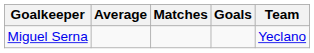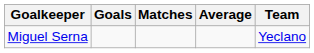columns swapped: (233, 15) <-> (121, 15)
